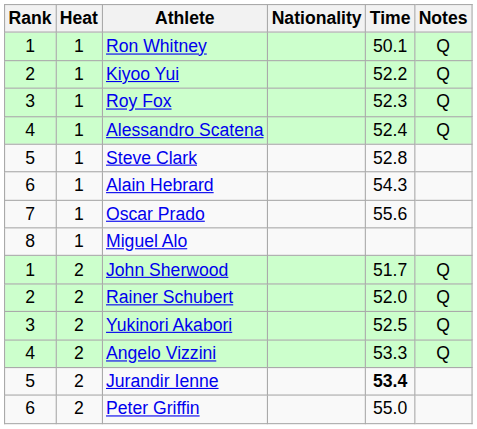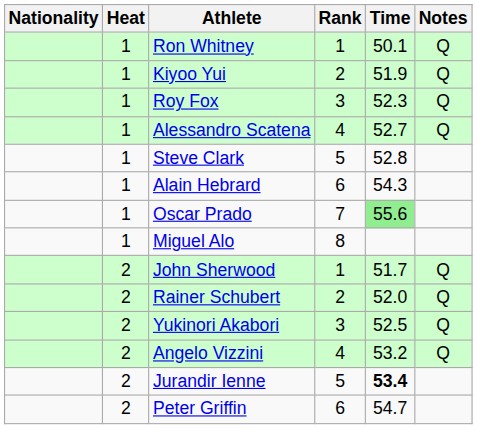columns swapped: (30, 18) <-> (317, 18)
(390, 74) 52.2 -> (390, 74) 51.9
(390, 130) 52.4 -> (390, 130) 52.7
(390, 213) no background -> (390, 213) lightgreen background
(390, 353) 53.3 -> (390, 353) 53.2
(390, 409) 55.0 -> (390, 409) 54.7
